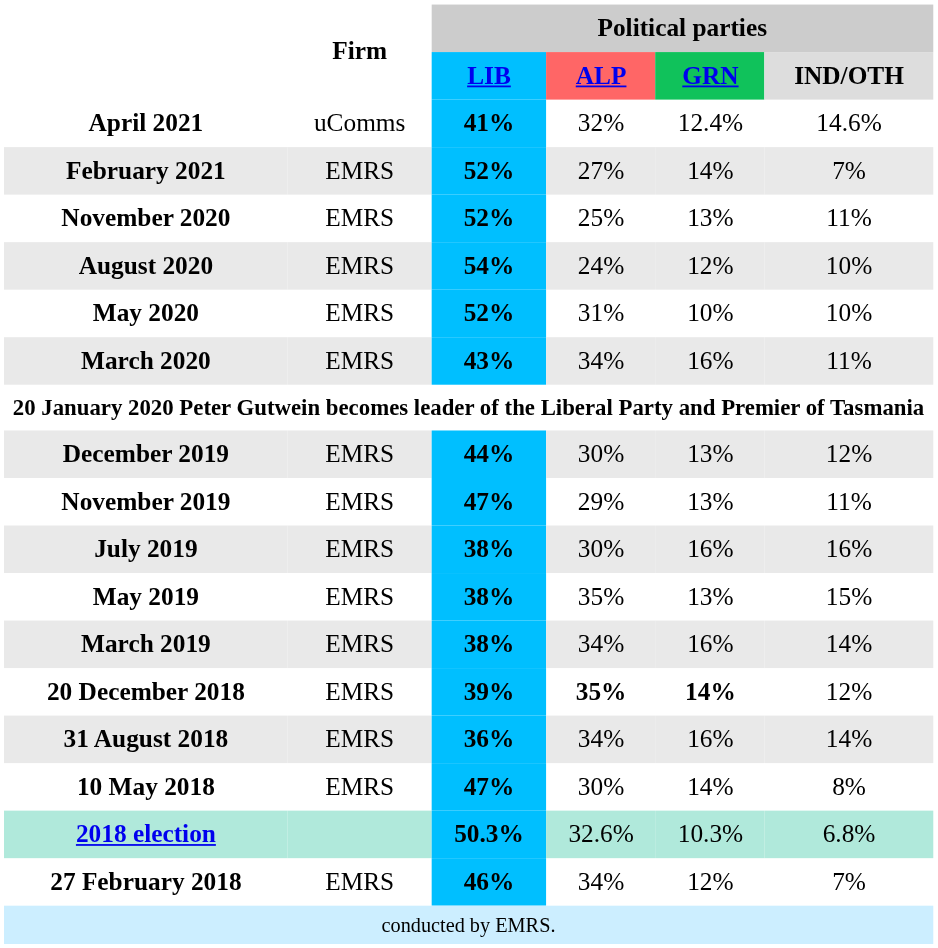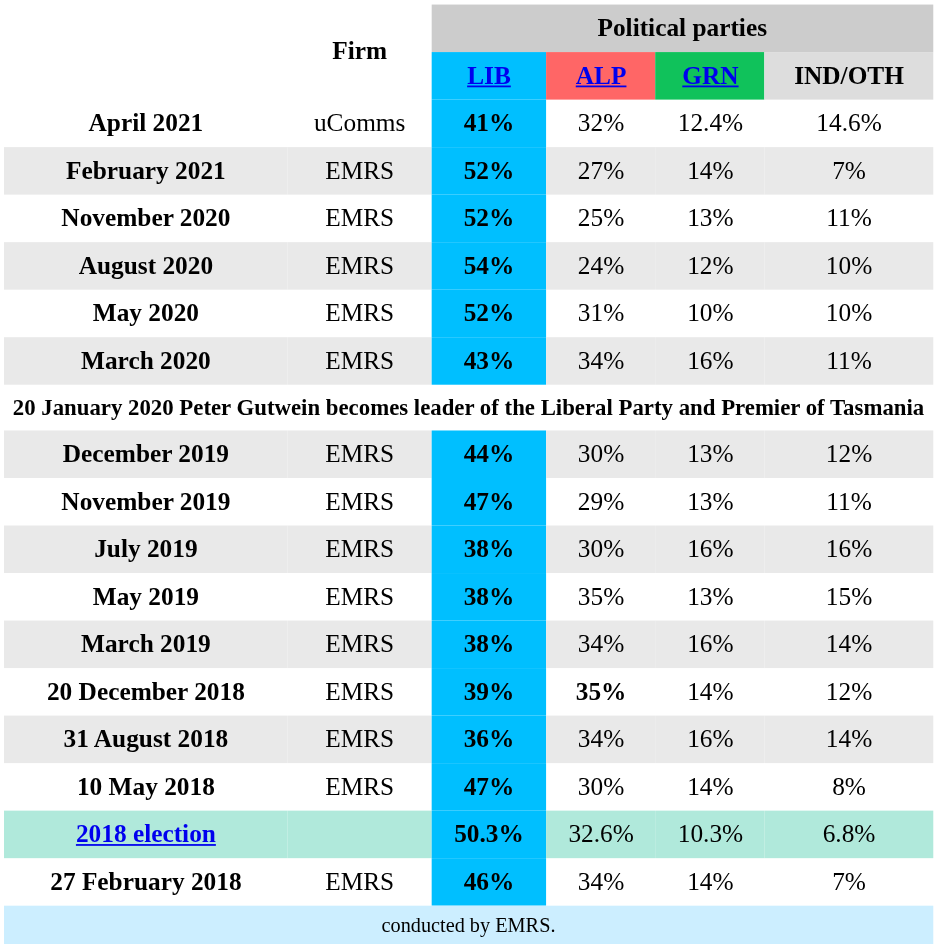(710, 691) bold -> (710, 691) normal
(710, 881) 12% -> (710, 881) 14%
